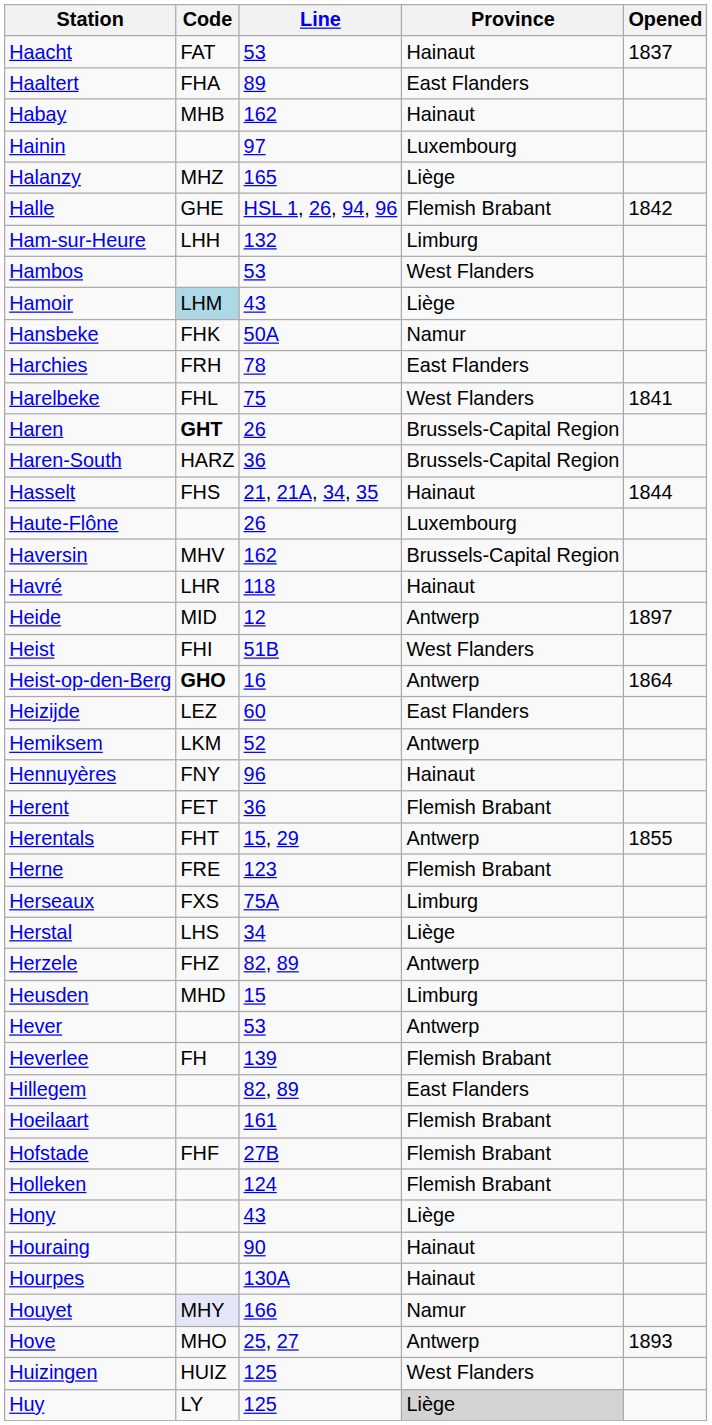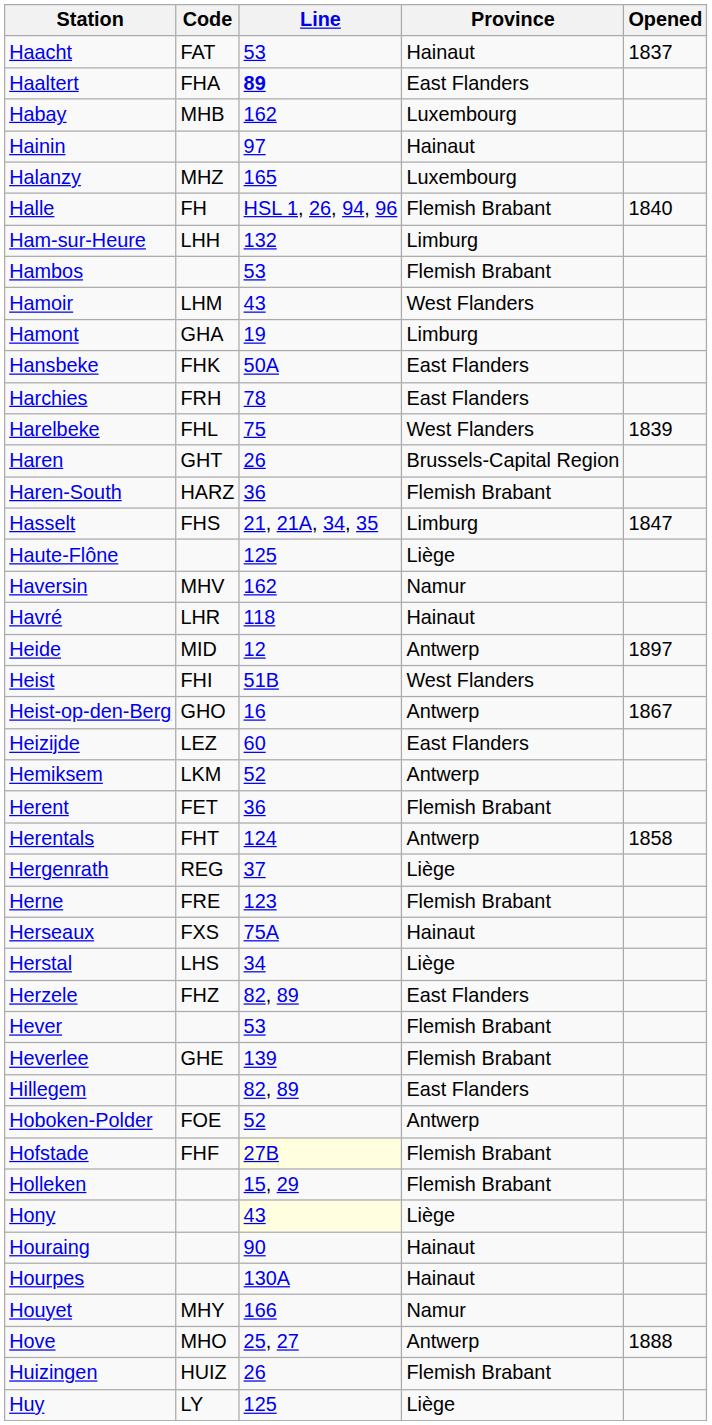(255, 83) normal -> (255, 83) bold
(441, 114) Hainaut -> (462, 114) Luxembourg
(462, 146) Luxembourg -> (441, 146) Hainaut
(431, 177) Liège -> (462, 177) Luxembourg
(202, 209) GHE -> (194, 209) FH
(650, 209) 1842 -> (650, 209) 1840
(470, 271) West Flanders -> (479, 271) Flemish Brabant
(201, 303) lightblue background -> (201, 303) no background
(431, 303) Liège -> (470, 303) West Flanders
+ row: (44, 334)
(436, 334) Namur -> (468, 366) East Flanders
(650, 397) 1841 -> (650, 429) 1839
(201, 429) bold -> (201, 460) normal
(513, 460) Brussels-Capital Region -> (479, 492) Flemish Brabant
(441, 492) Hainaut -> (442, 523) Limburg
(650, 492) 1844 -> (650, 523) 1847
(255, 523) 26 -> (260, 555) 125
(462, 523) Luxembourg -> (431, 555) Liège
(513, 555) Brussels-Capital Region -> (436, 586) Namur
(203, 680) bold -> (203, 712) normal
(650, 680) 1864 -> (650, 712) 1867
- row: (63, 775)
(271, 838) 15, 29 -> (260, 838) 124
(650, 838) 1855 -> (650, 838) 1858
+ row: (59, 869)
(442, 901) Limburg -> (441, 932) Hainaut
(443, 964) Antwerp -> (468, 995) East Flanders
- row: (49, 995)
(443, 1027) Antwerp -> (479, 1027) Flemish Brabant
(194, 1058) FH -> (202, 1058) GHE
+ row: (81, 1121)
- row: (49, 1121)
(261, 1152) no background -> (261, 1152) lightyellow background
(260, 1184) 124 -> (271, 1184) 15, 29
(255, 1215) no background -> (255, 1215) lightyellow background
(202, 1310) lavender background -> (202, 1310) no background
(650, 1341) 1893 -> (650, 1341) 1888
(260, 1373) 125 -> (255, 1373) 26
(470, 1373) West Flanders -> (479, 1373) Flemish Brabant
(431, 1404) lightgrey background -> (431, 1404) no background
